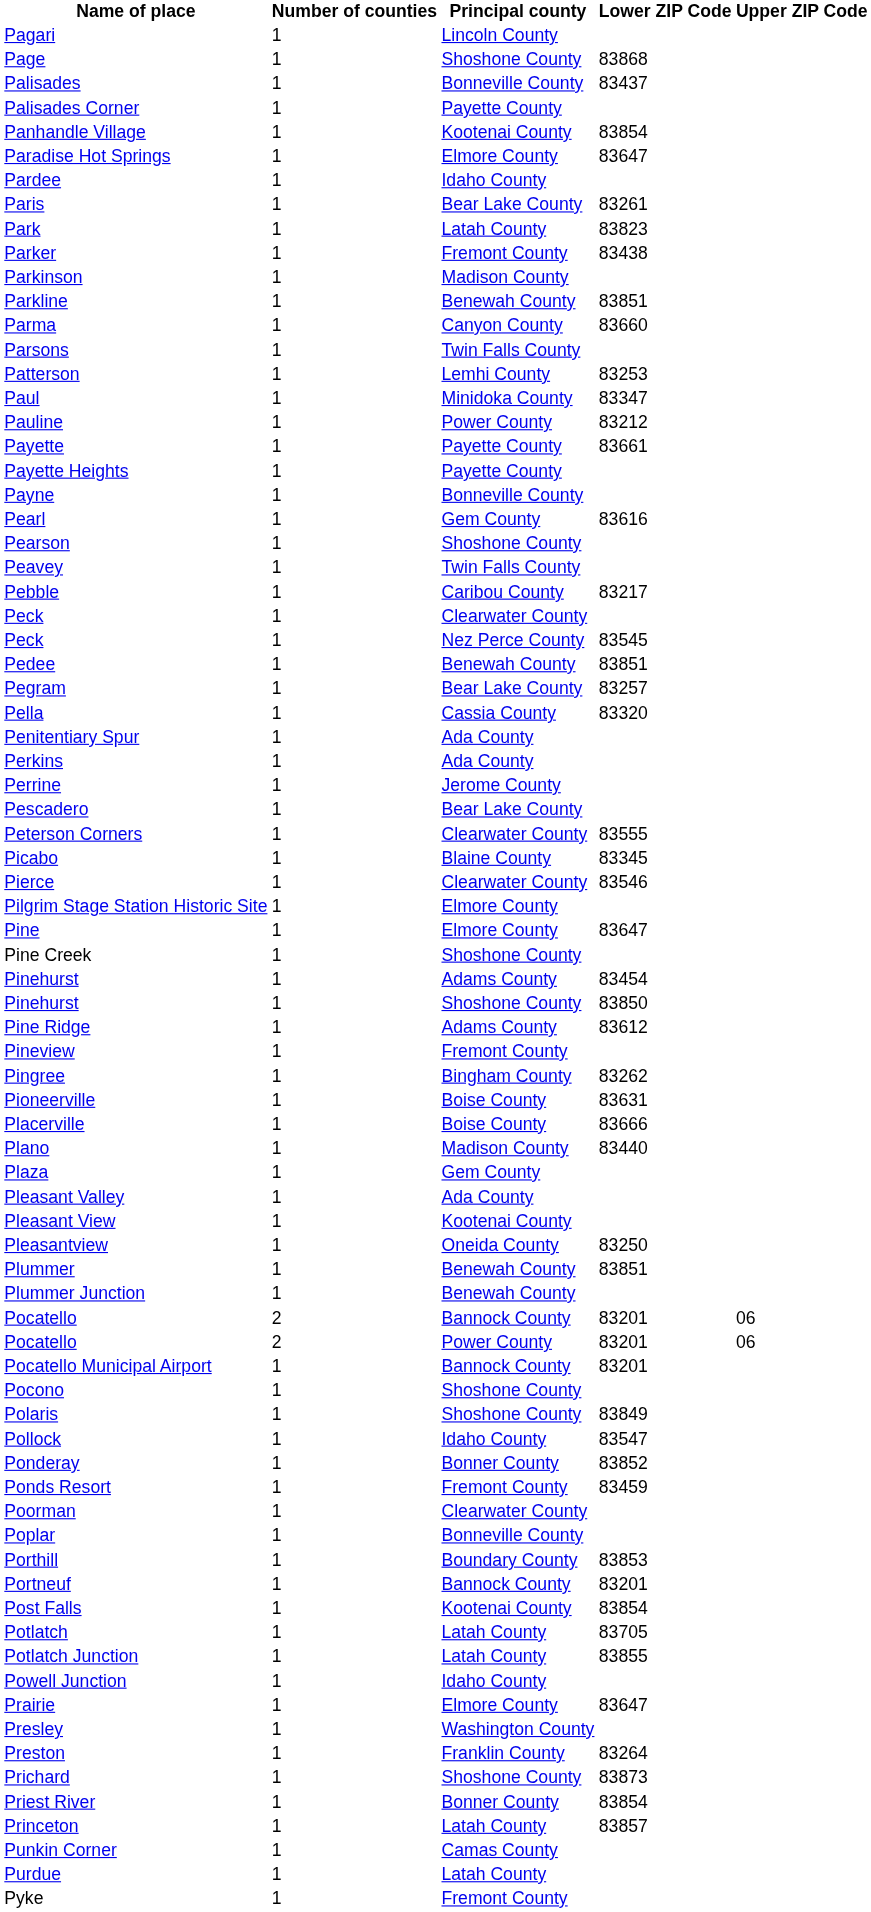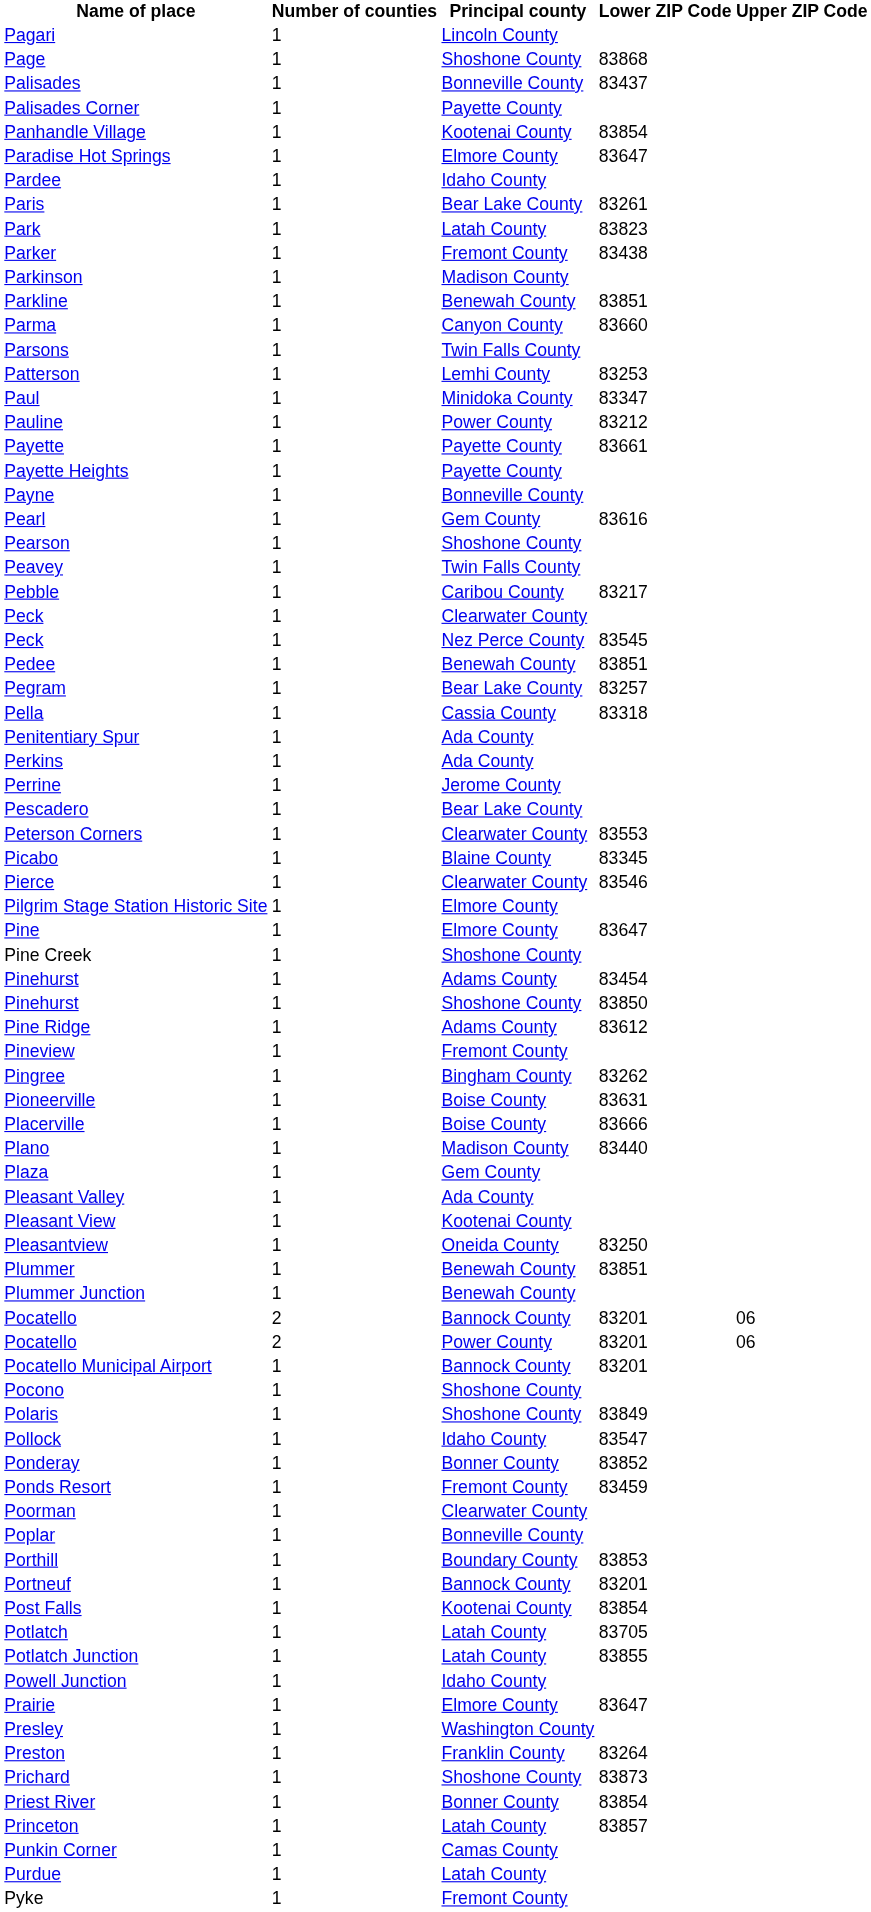(623, 712) 83320 -> (623, 712) 83318
(623, 833) 83555 -> (623, 833) 83553
